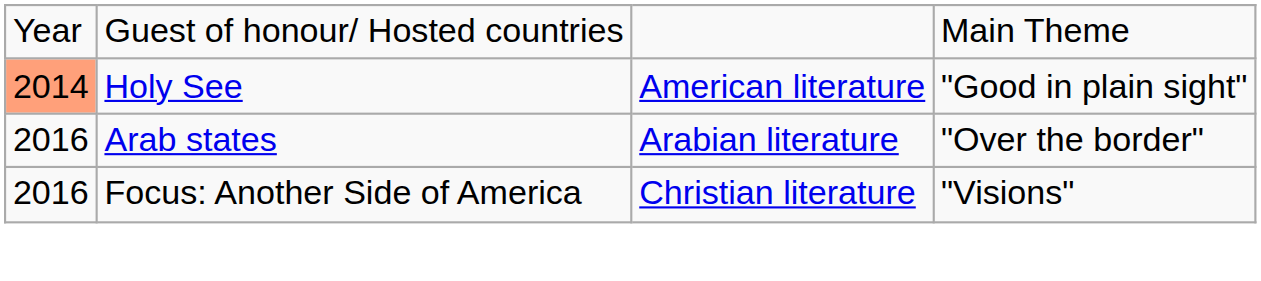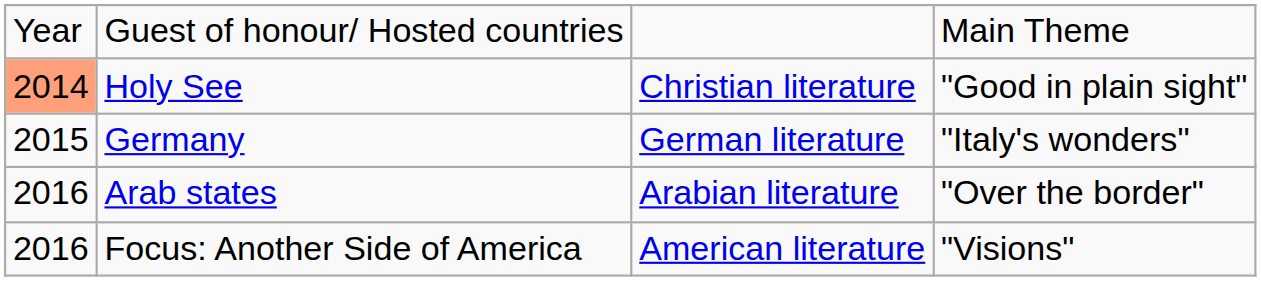(782, 85) American literature -> (778, 85) Christian literature
+ row: (175, 139)
(778, 193) Christian literature -> (782, 247) American literature
